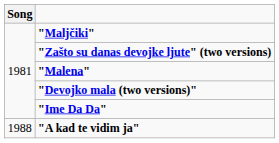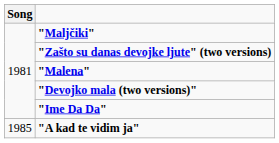(20, 128) 1988 -> (20, 128) 1985
